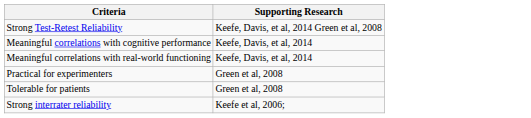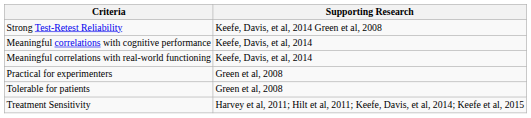+ row: (49, 105)
- row: (59, 105)
